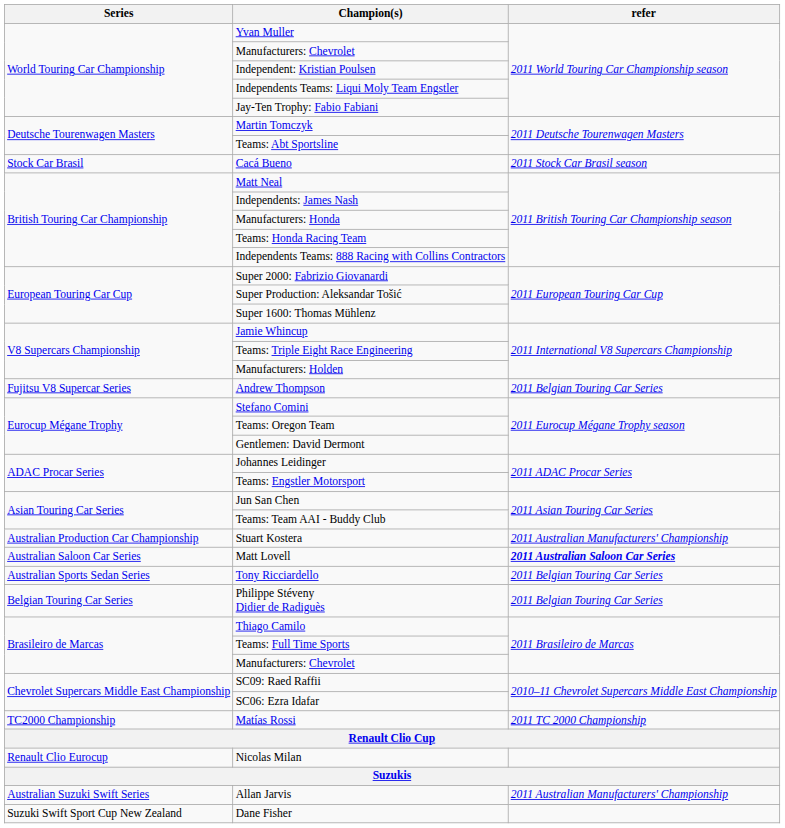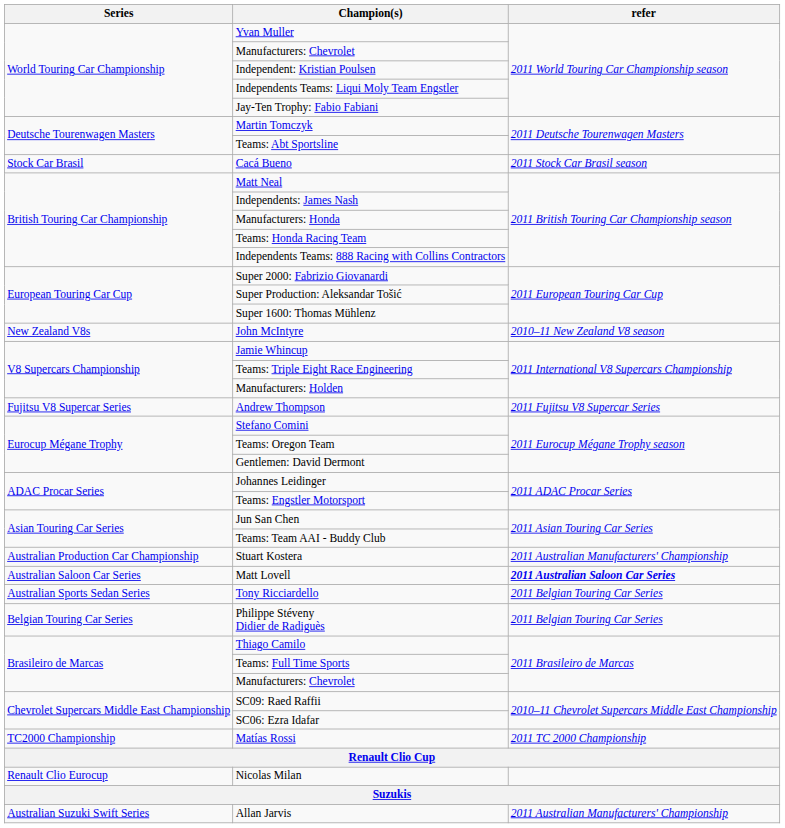+ row: (49, 332)
(587, 388) 2011 Belgian Touring Car Series -> (585, 407) 2011 Fujitsu V8 Supercar Series
- row: (95, 813)
